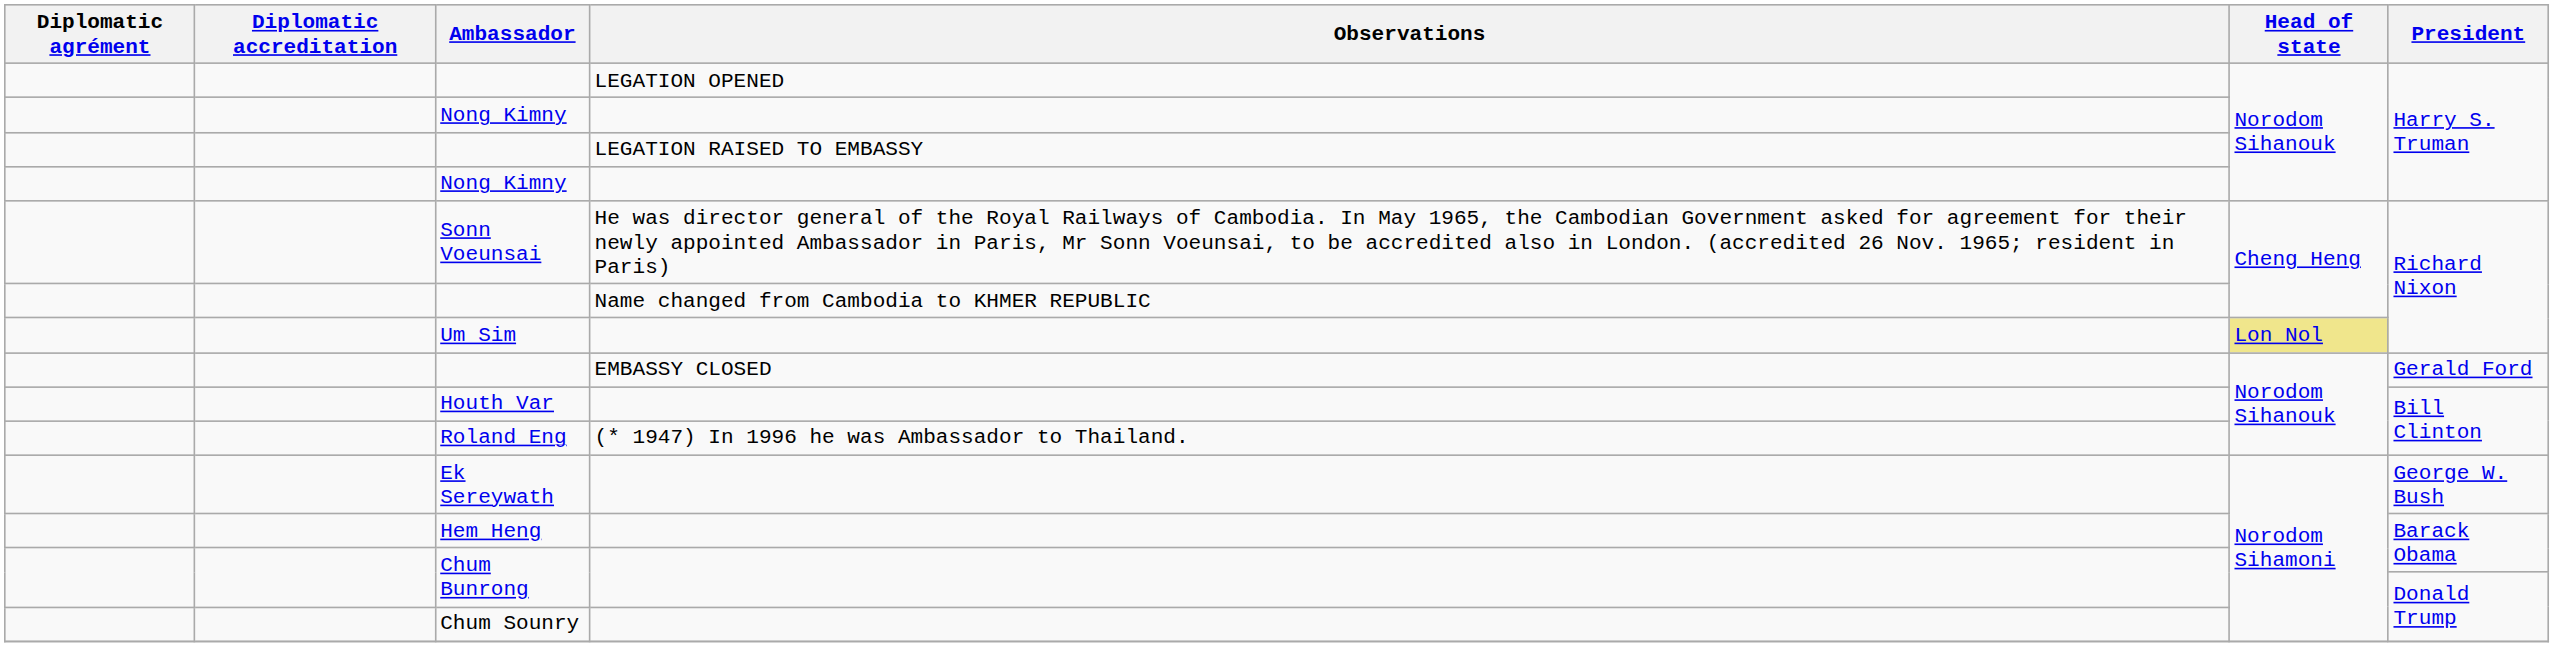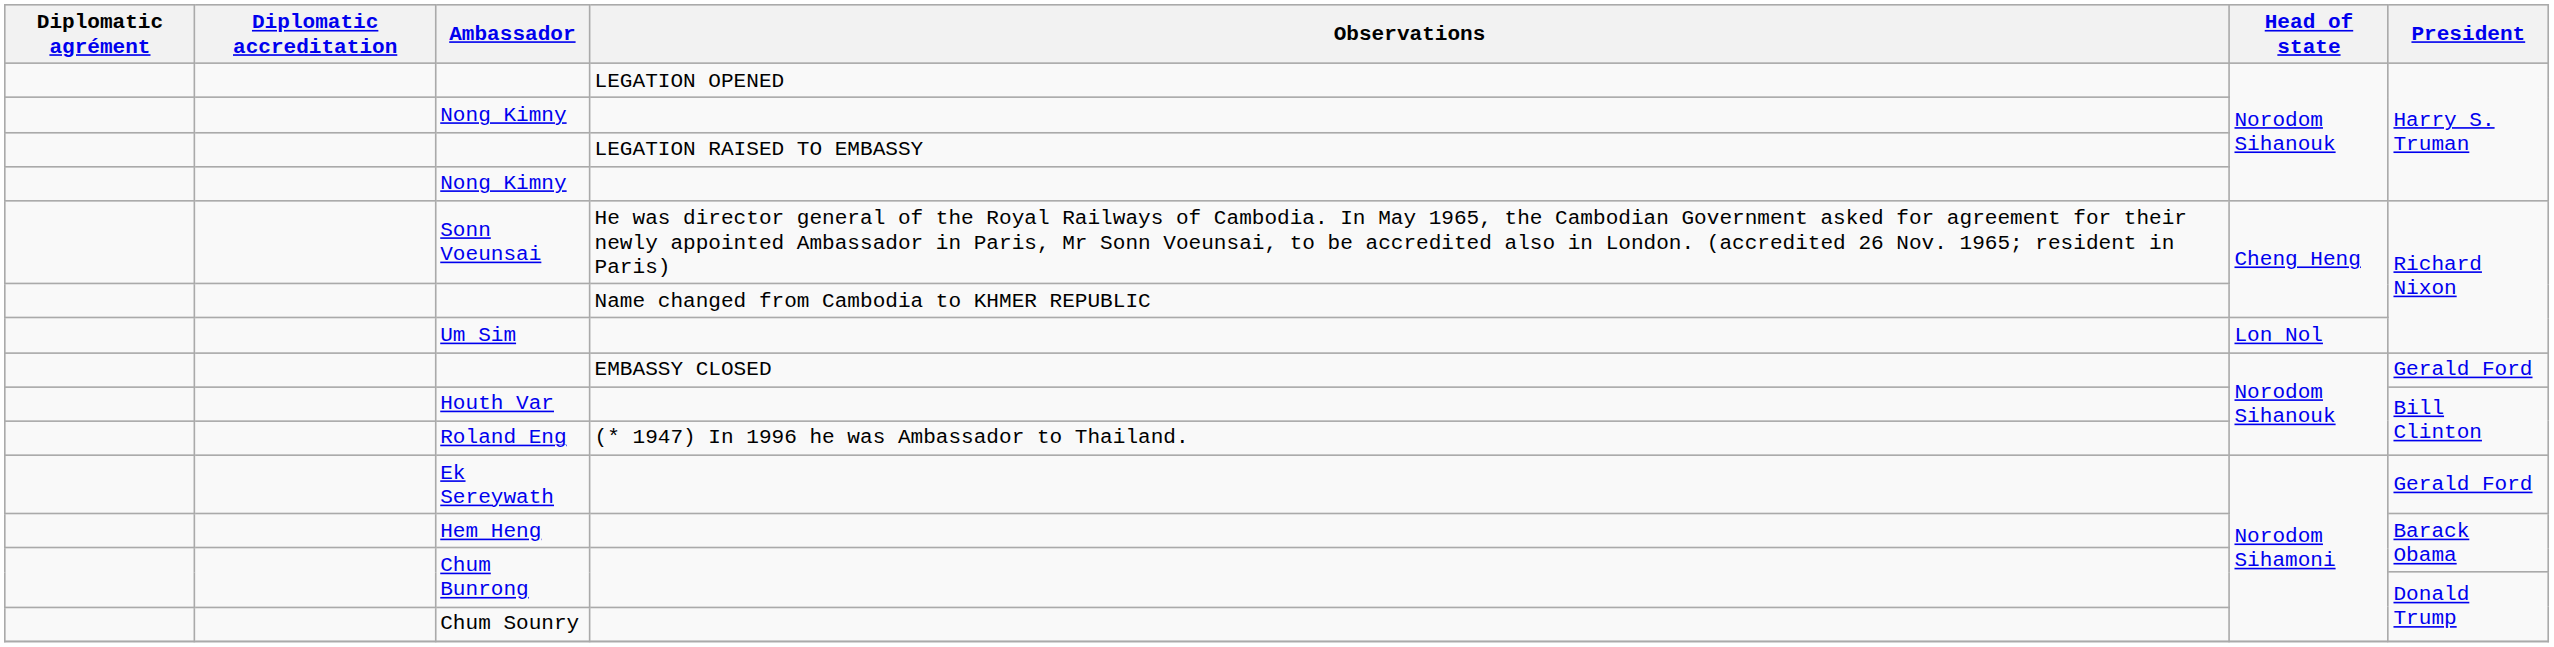(2279, 335) khaki background -> (2279, 335) no background
(2450, 485) George W. Bush -> (2463, 485) Gerald Ford
